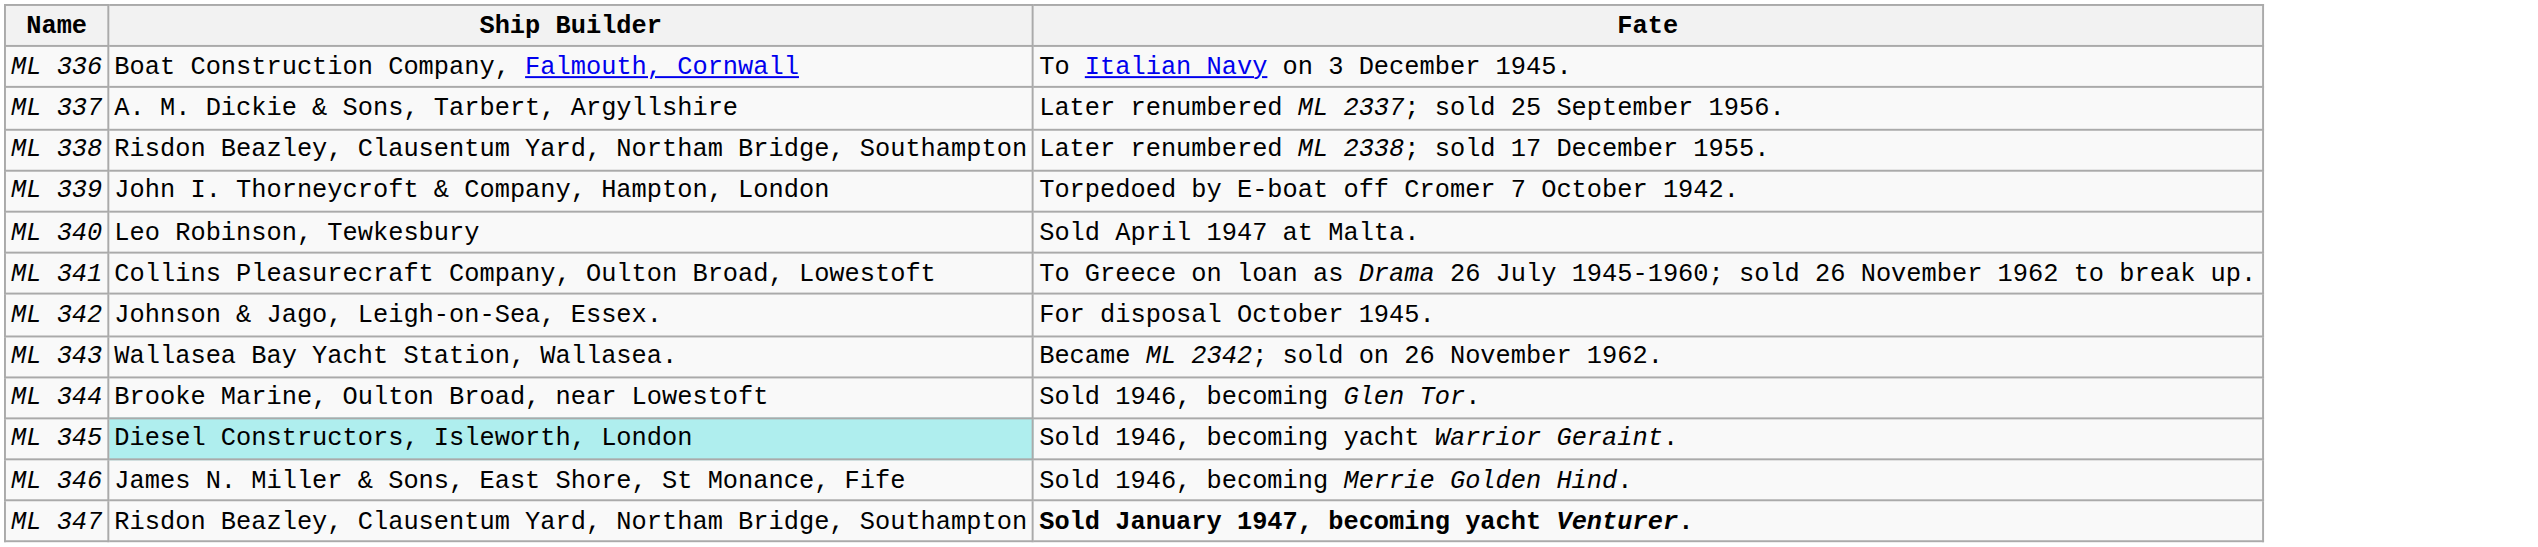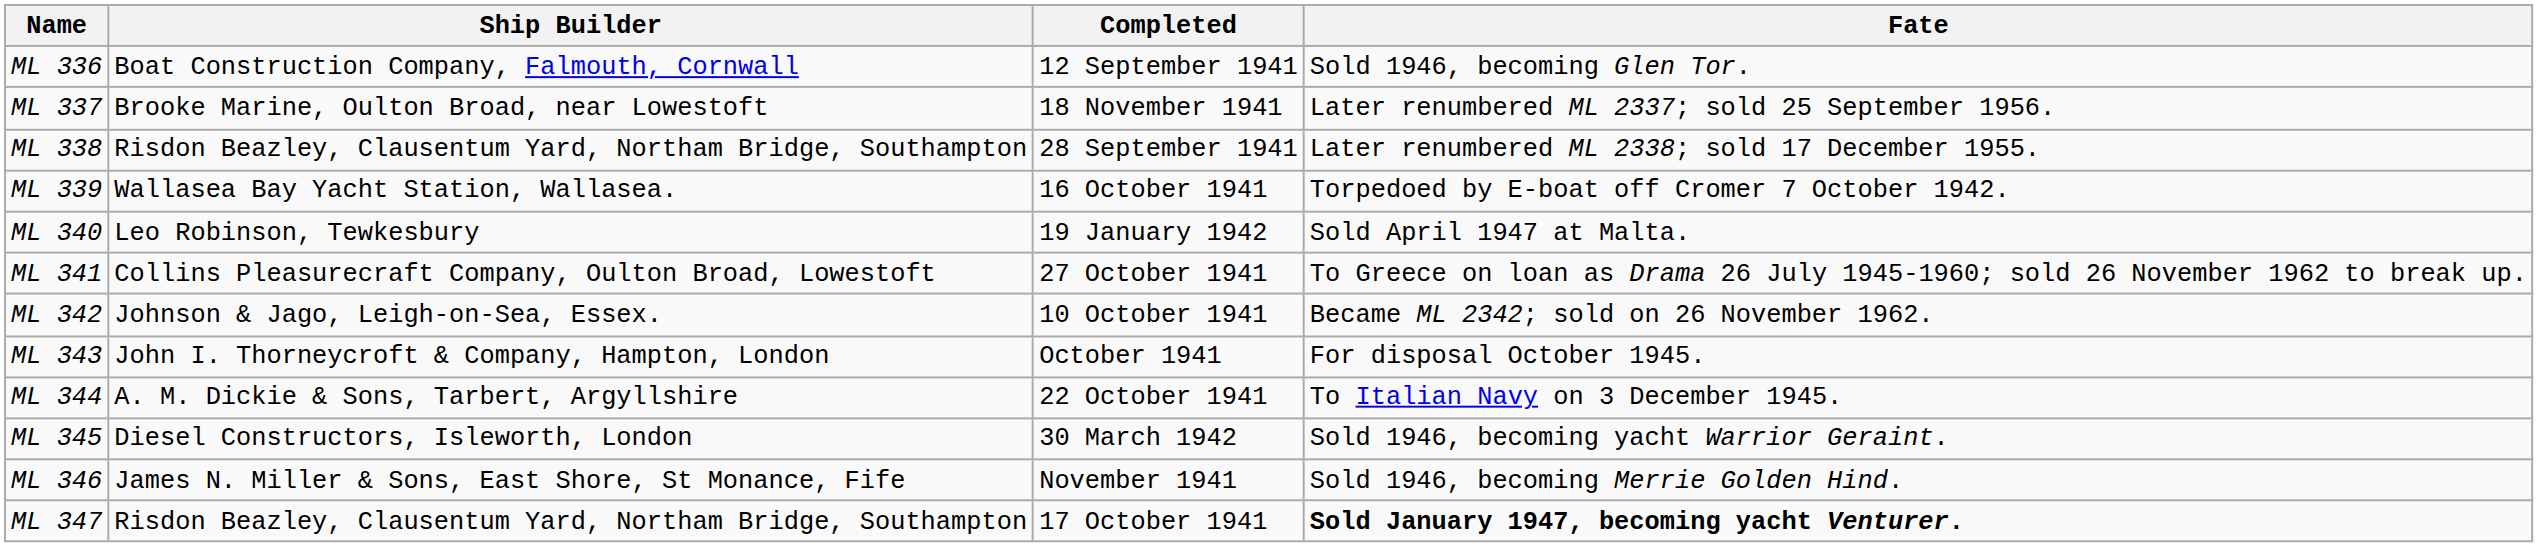+ column: (1168, 26)
(1305, 67) To Italian Navy on 3 December 1945. -> (1530, 67) Sold 1946, becoming Glen Tor.
(426, 108) A. M. Dickie & Sons, Tarbert, Argyllshire -> (441, 108) Brooke Marine, Oulton Broad, near Lowestoft
(472, 191) John I. Thorneycroft & Company, Hampton, London -> (396, 191) Wallasea Bay Yacht Station, Wallasea.
(1237, 315) For disposal October 1945. -> (1622, 315) Became ML 2342; sold on 26 November 1962.
(396, 356) Wallasea Bay Yacht Station, Wallasea. -> (472, 356) John I. Thorneycroft & Company, Hampton, London
(1351, 356) Became ML 2342; sold on 26 November 1962. -> (1508, 356) For disposal October 1945.
(441, 397) Brooke Marine, Oulton Broad, near Lowestoft -> (426, 397) A. M. Dickie & Sons, Tarbert, Argyllshire
(1260, 397) Sold 1946, becoming Glen Tor. -> (1576, 397) To Italian Navy on 3 December 1945.
(403, 439) paleturquoise background -> (403, 439) no background
